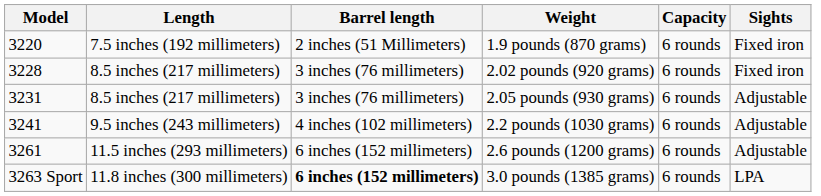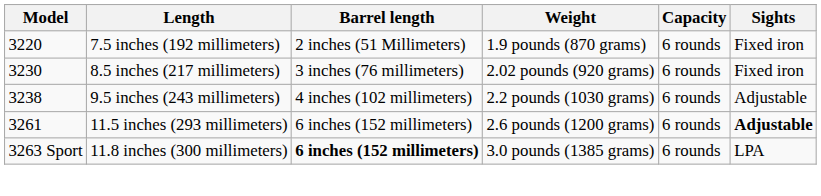(25, 71) 3228 -> (25, 71) 3230
- row: (570, 97)
(25, 124) 3241 -> (25, 97) 3238
(771, 151) normal -> (773, 124) bold
